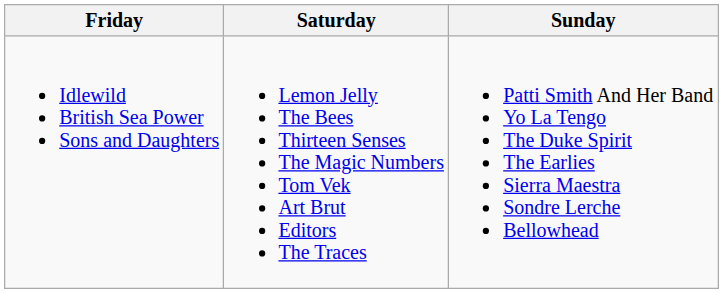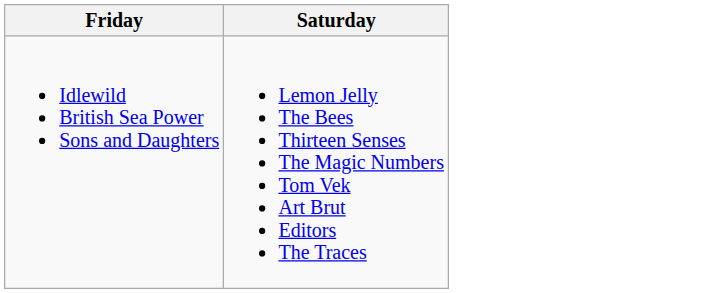- column: (583, 20)
